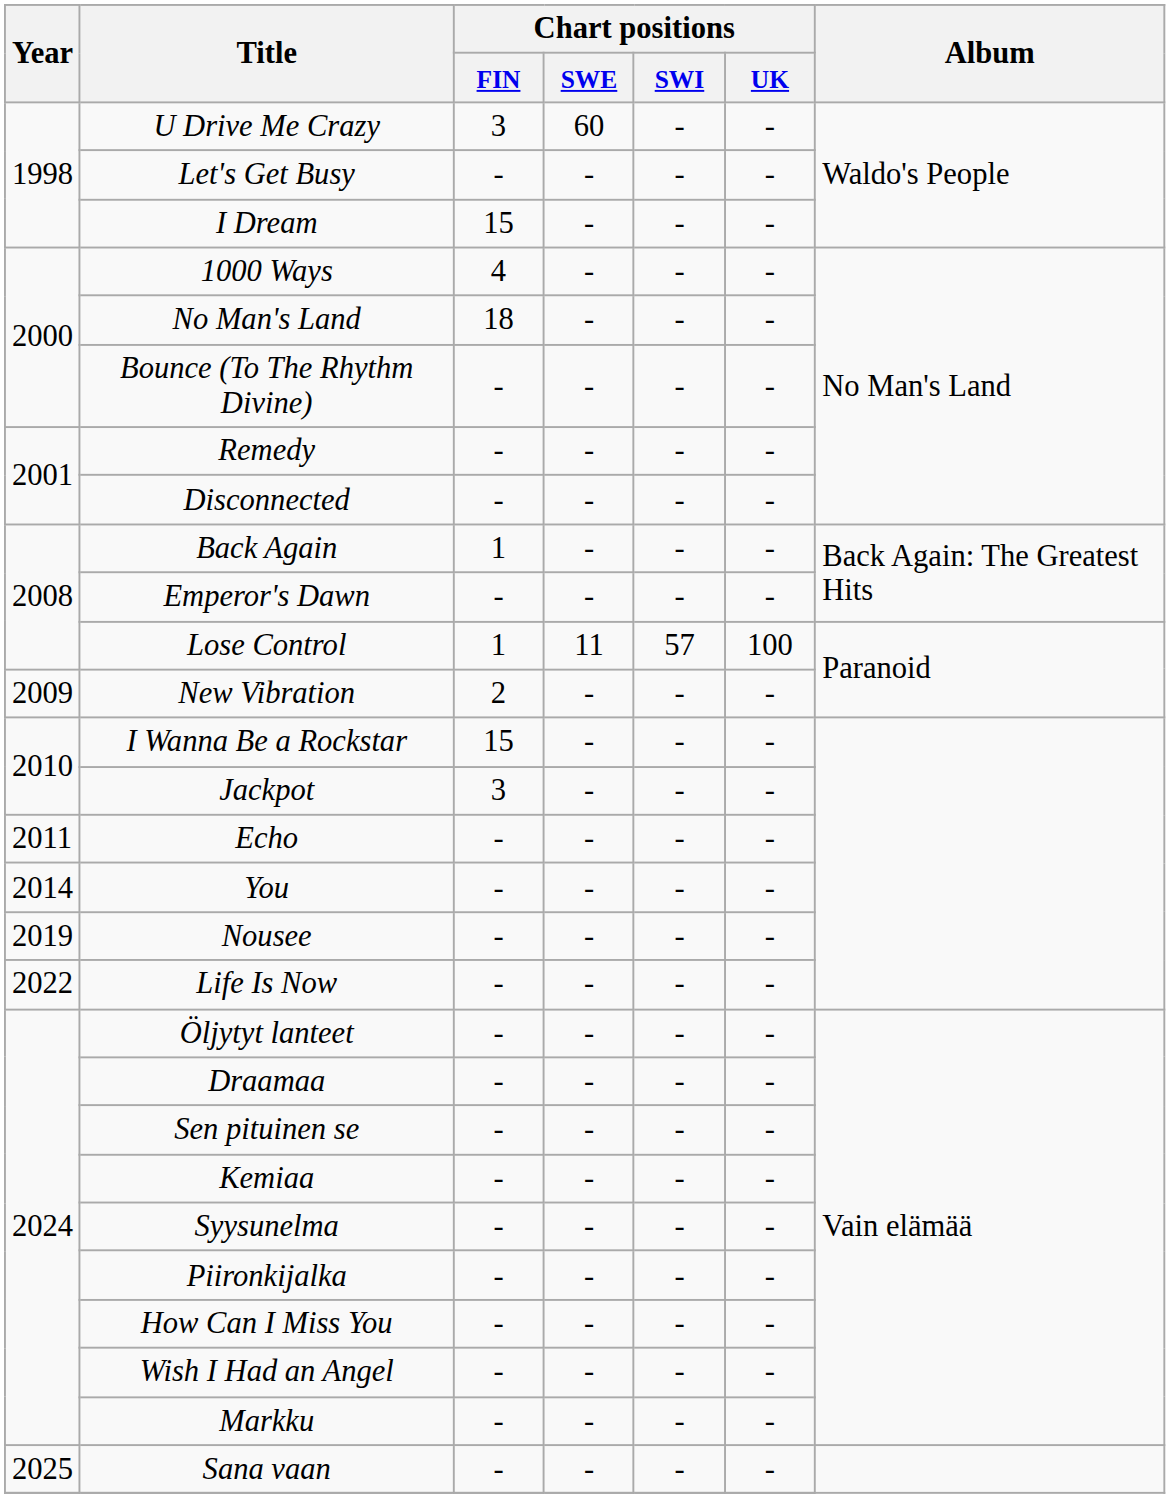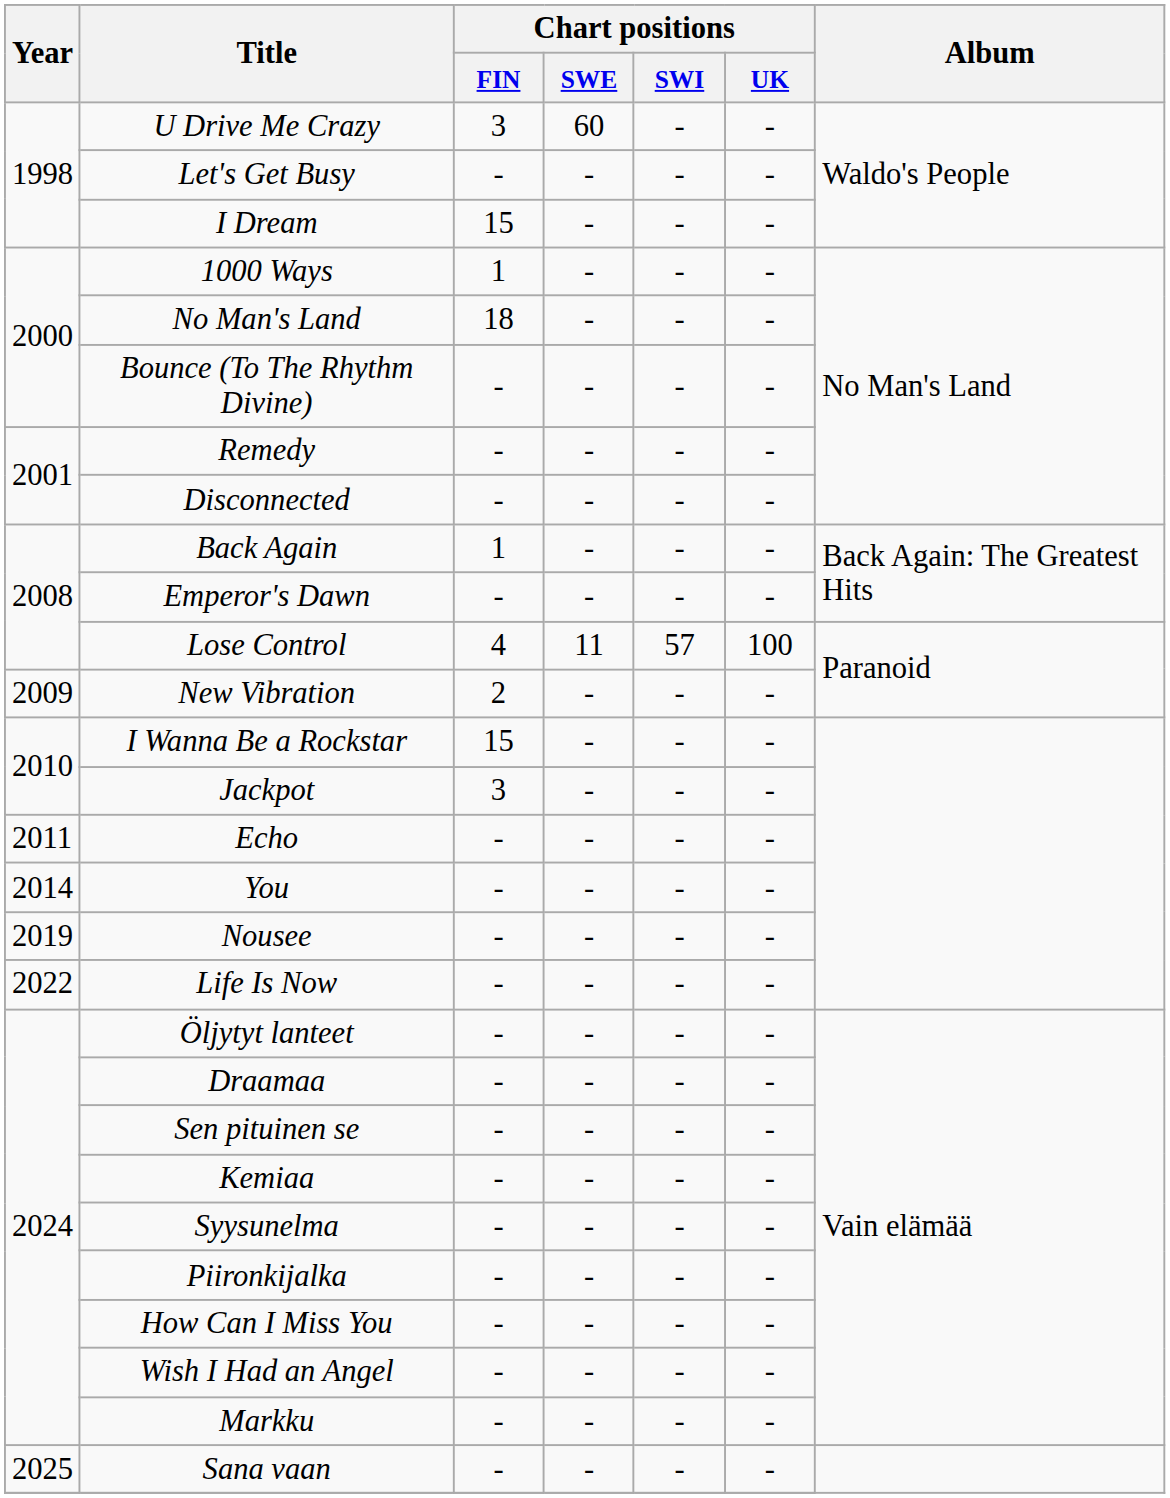(499, 271) 4 -> (499, 271) 1
(499, 644) 1 -> (499, 644) 4
